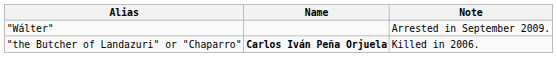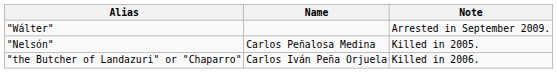+ row: (30, 44)
(317, 44) bold -> (317, 60) normal
